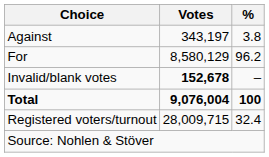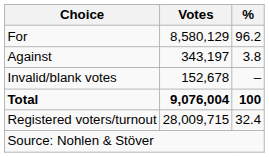rows swapped: (17, 57) <-> (30, 36)
(205, 78) bold -> (205, 78) normal
